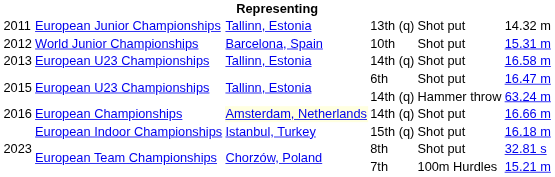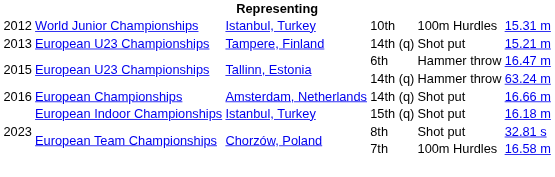- row: (17, 26)
(274, 43) Barcelona, Spain -> (271, 26) Istanbul, Turkey
(441, 43) Shot put -> (457, 26) 100m Hurdles
(268, 61) Tallinn, Estonia -> (275, 43) Tampere, Finland
(528, 61) 16.58 m -> (528, 43) 15.21 m
(441, 79) Shot put -> (459, 61) Hammer throw
(296, 114) lightyellow background -> (296, 96) no background
(528, 167) 15.21 m -> (528, 149) 16.58 m
